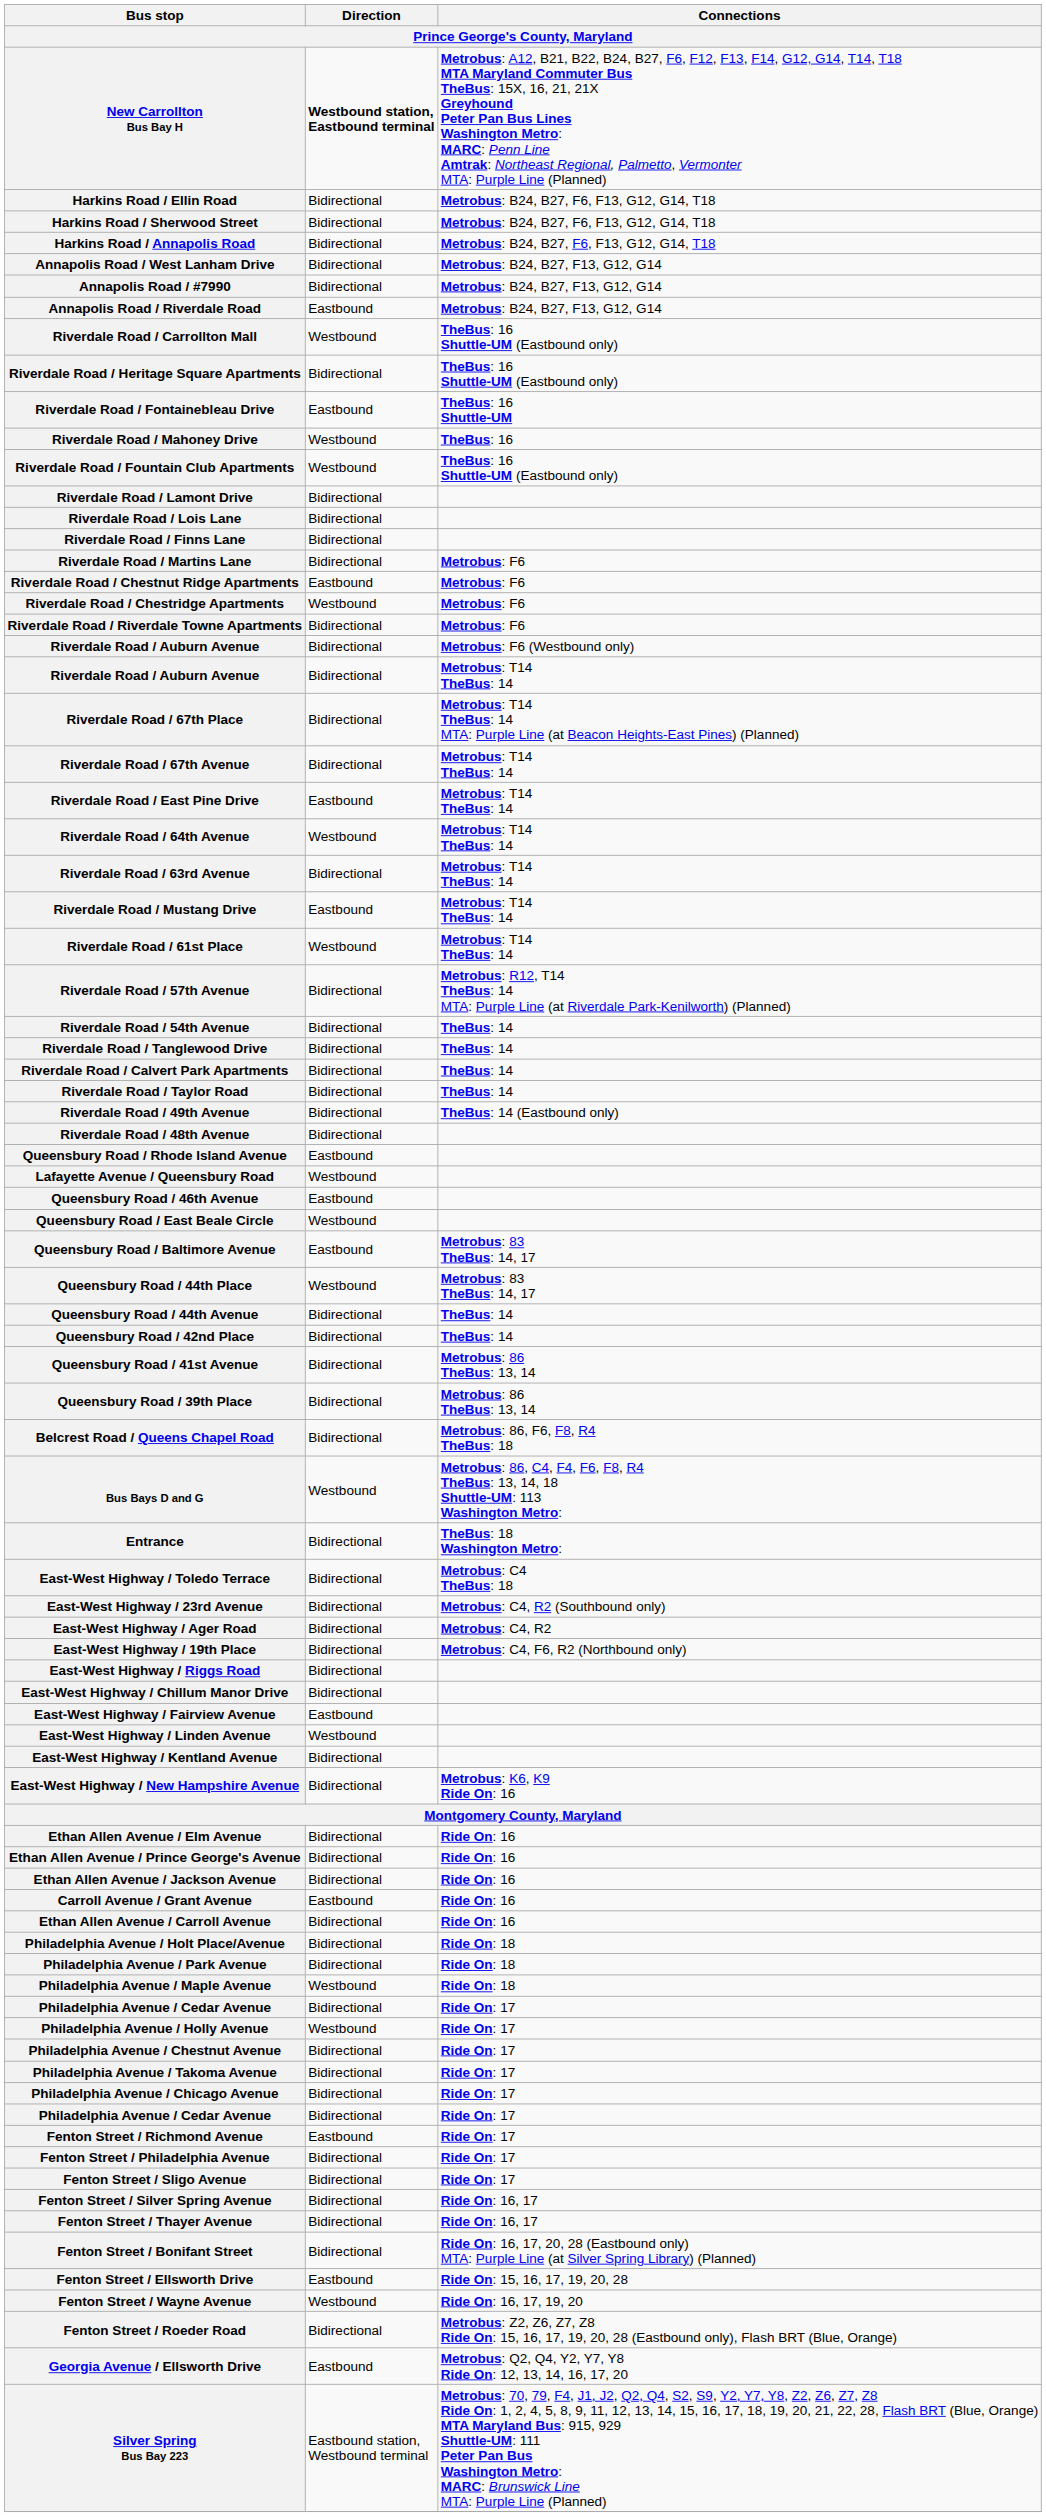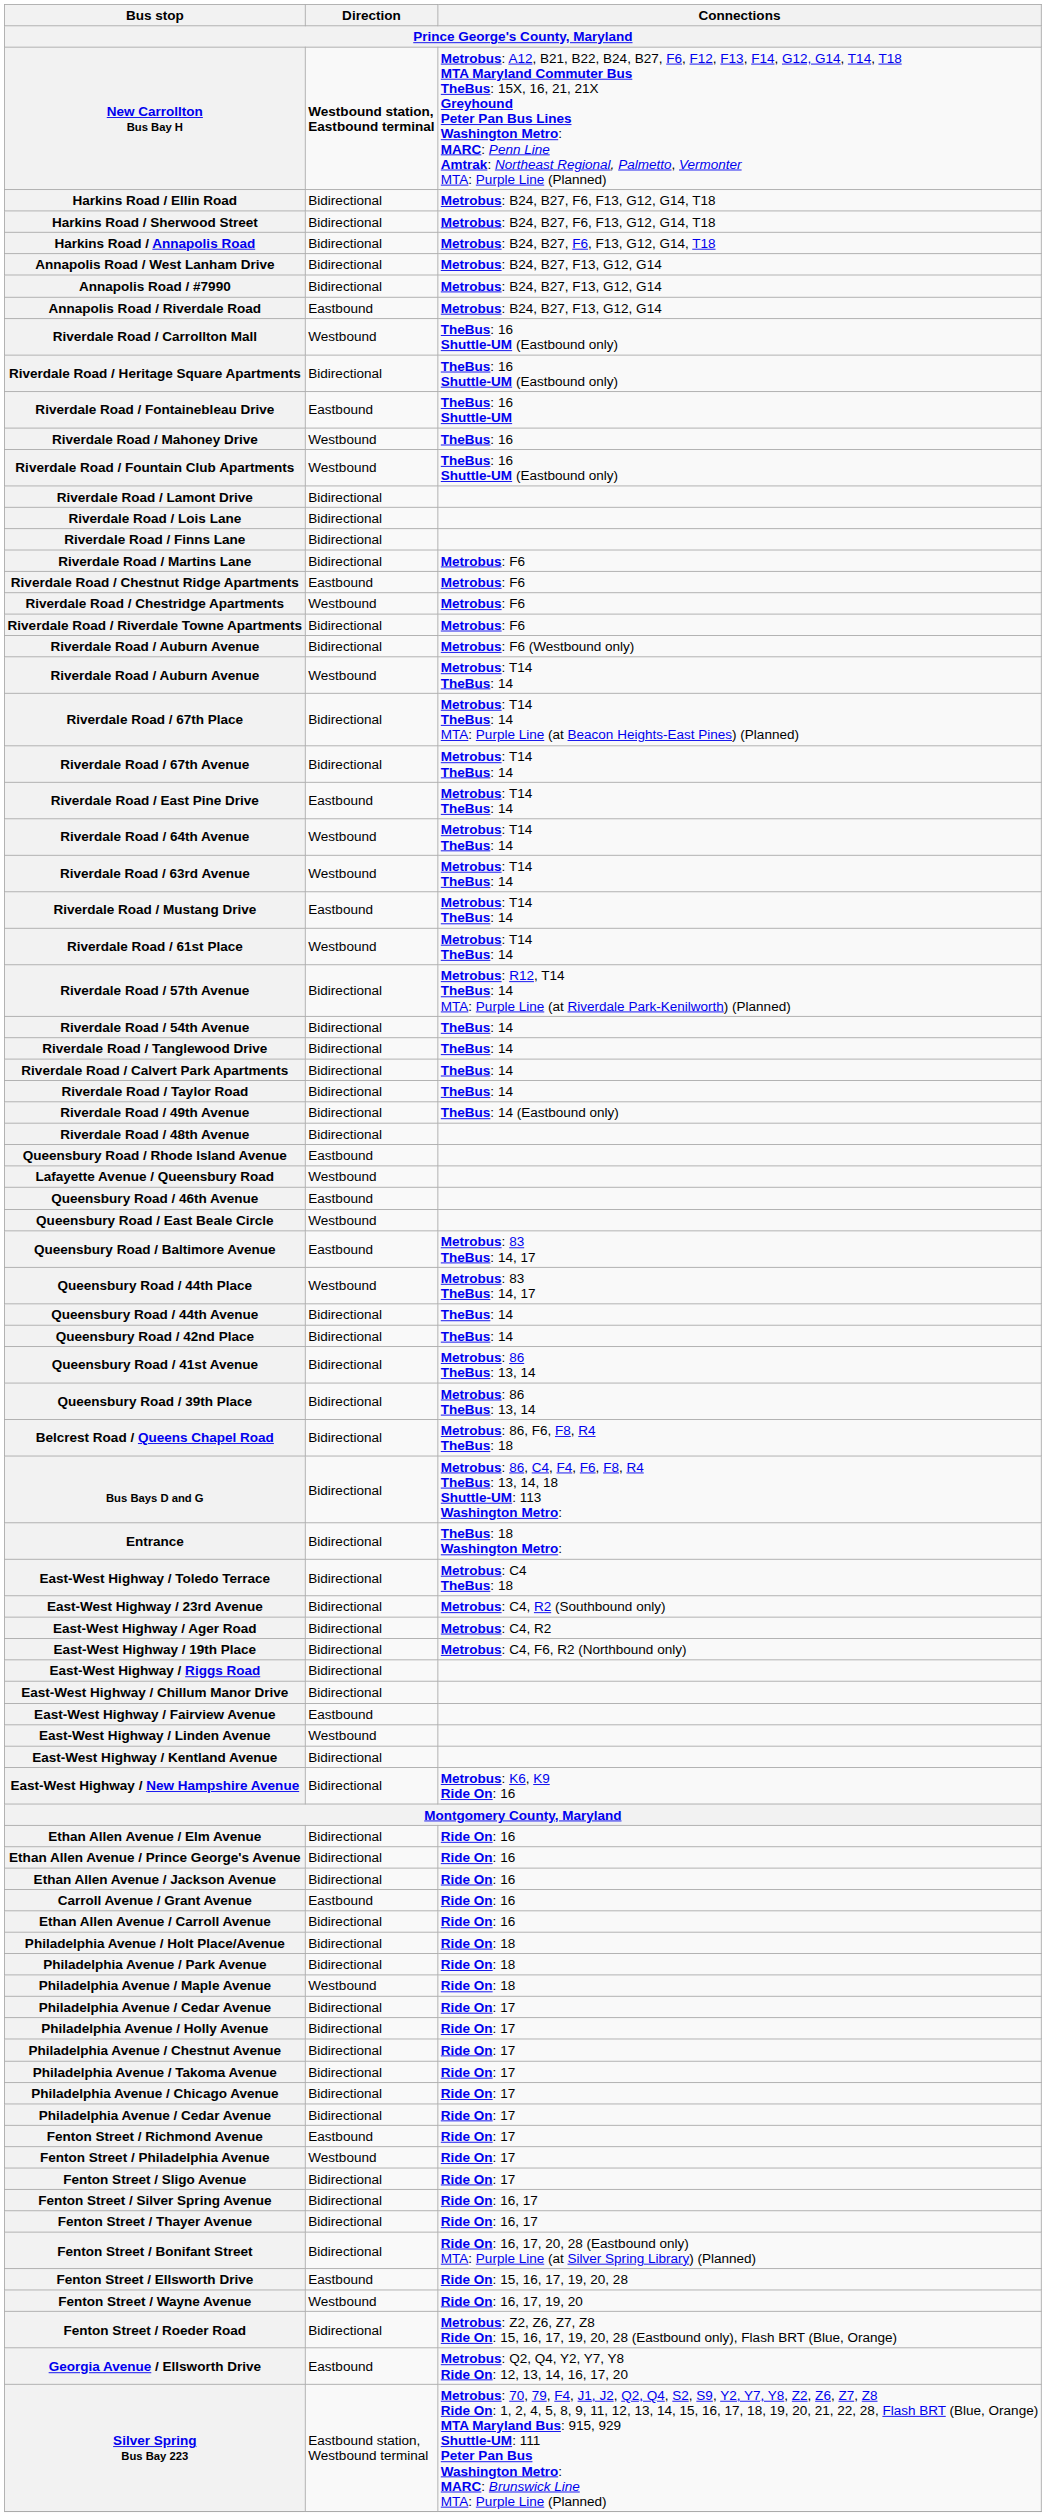(345, 676) Bidirectional -> (342, 676) Westbound
(345, 873) Bidirectional -> (342, 873) Westbound
(342, 1490) Westbound -> (345, 1490) Bidirectional
(342, 2029) Westbound -> (345, 2029) Bidirectional
(345, 2157) Bidirectional -> (342, 2157) Westbound
